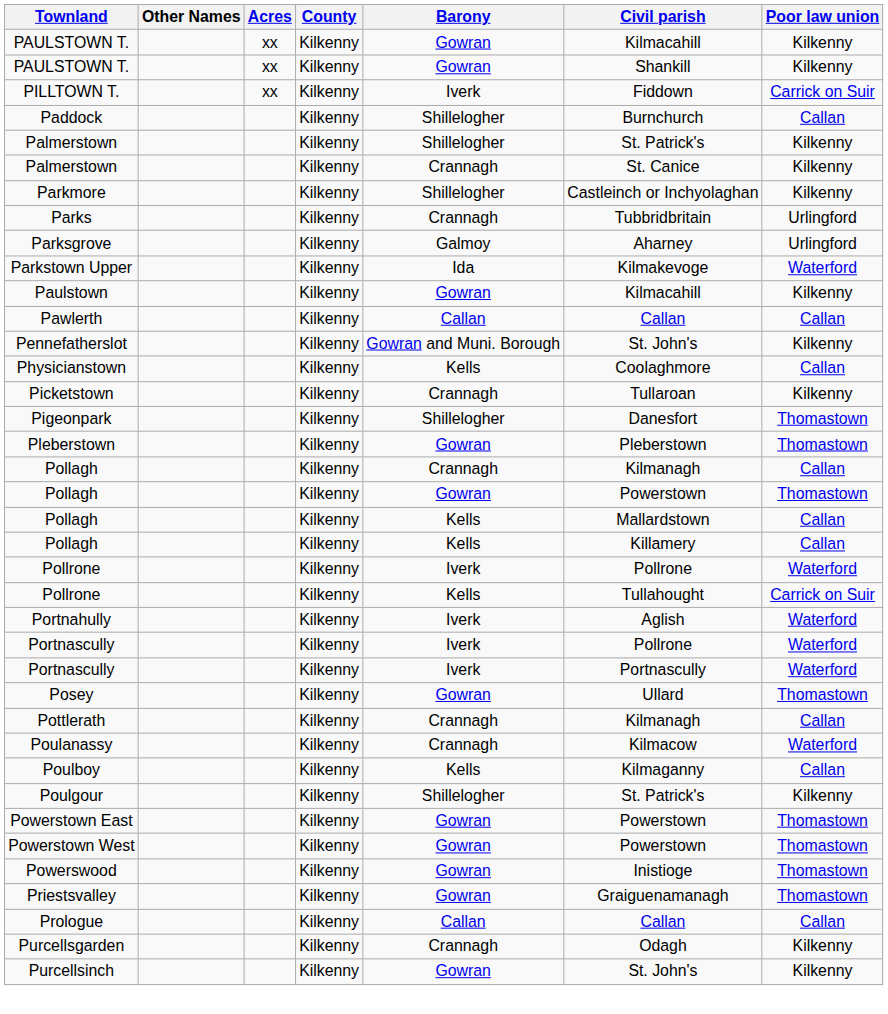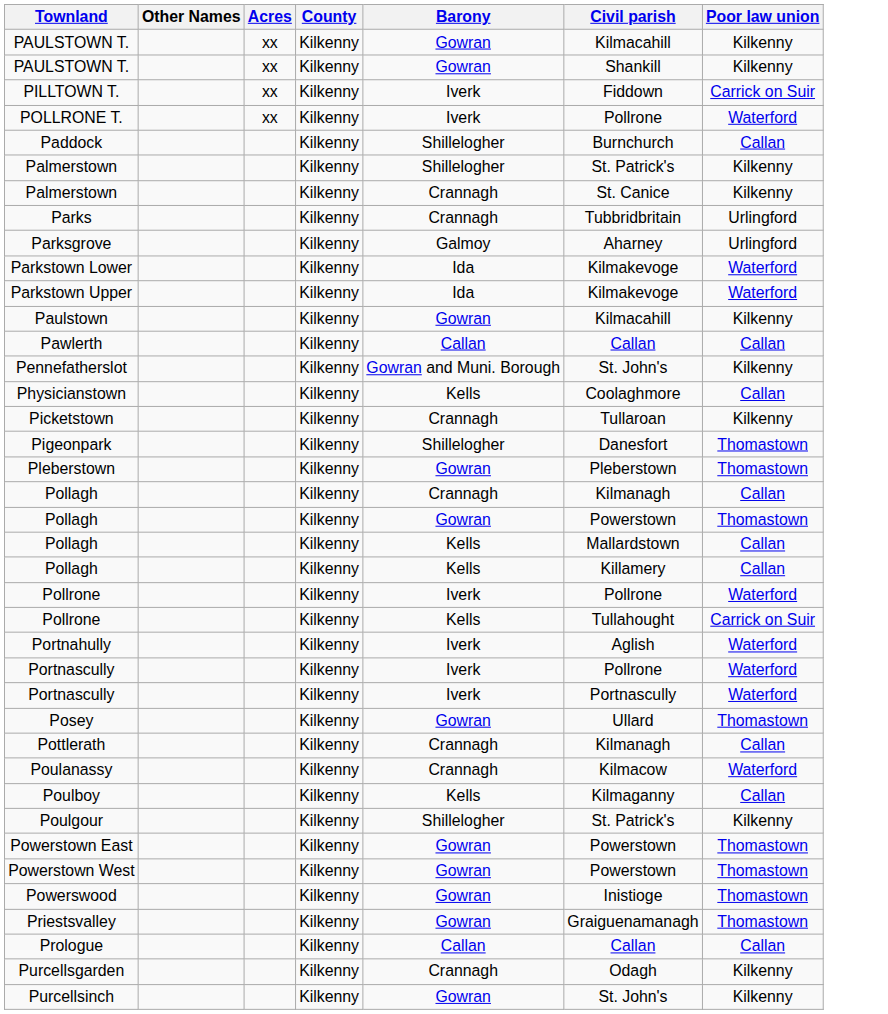+ row: (71, 117)
- row: (71, 192)
+ row: (71, 268)
